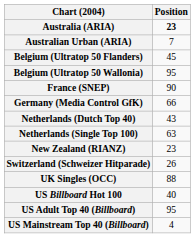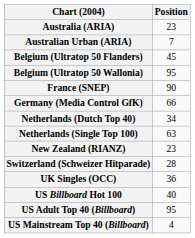(171, 27) bold -> (171, 27) normal
(171, 118) 43 -> (171, 118) 34
(171, 164) 26 -> (171, 164) 28
(171, 179) 88 -> (171, 179) 36
